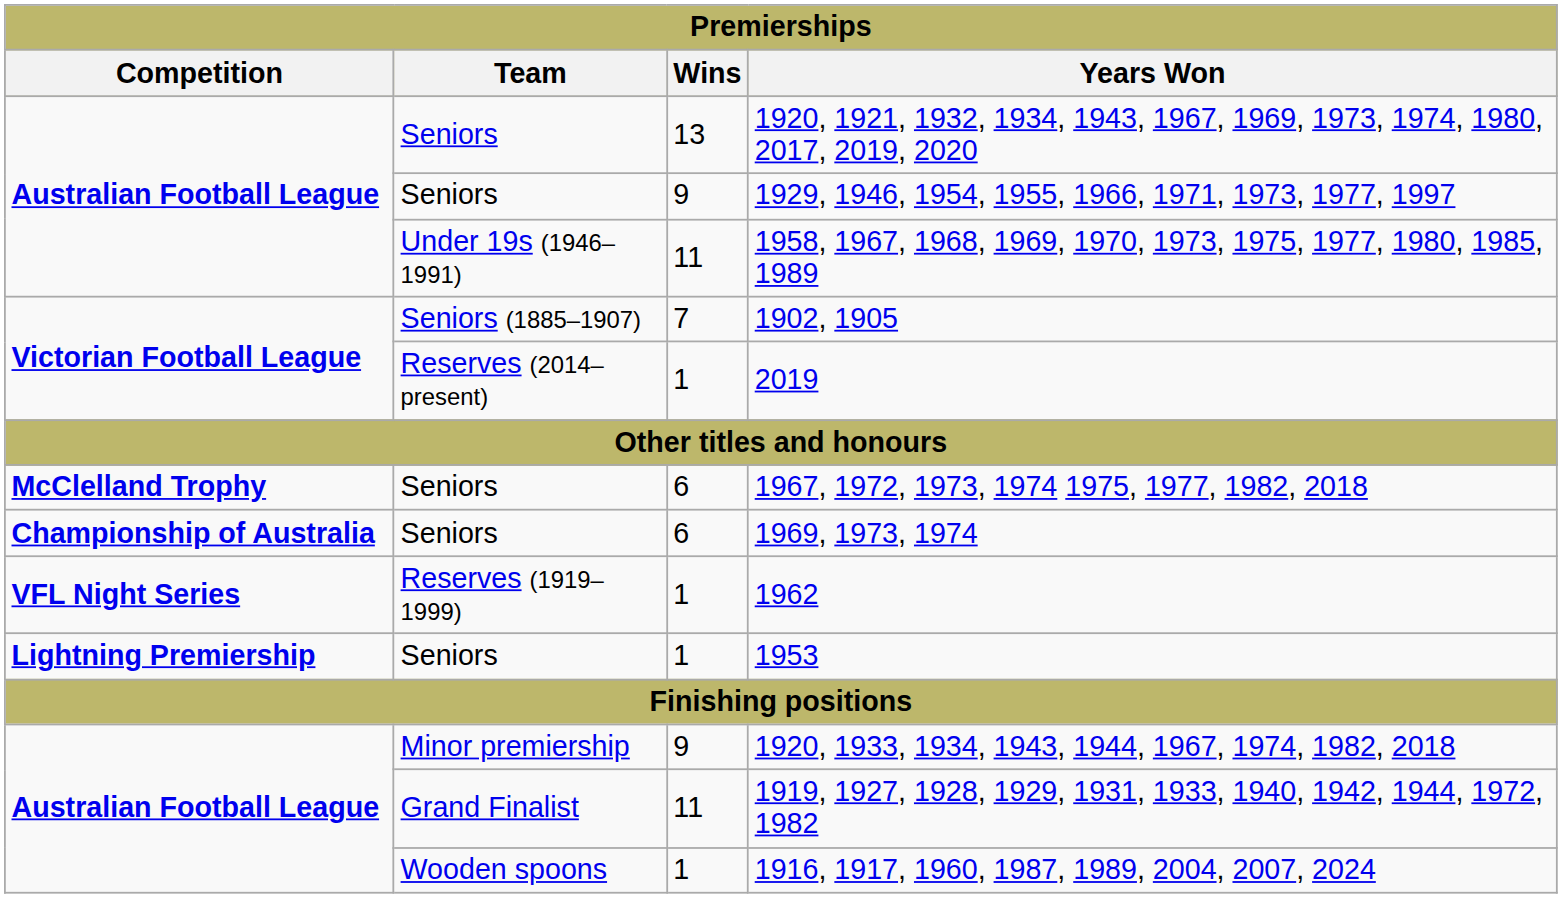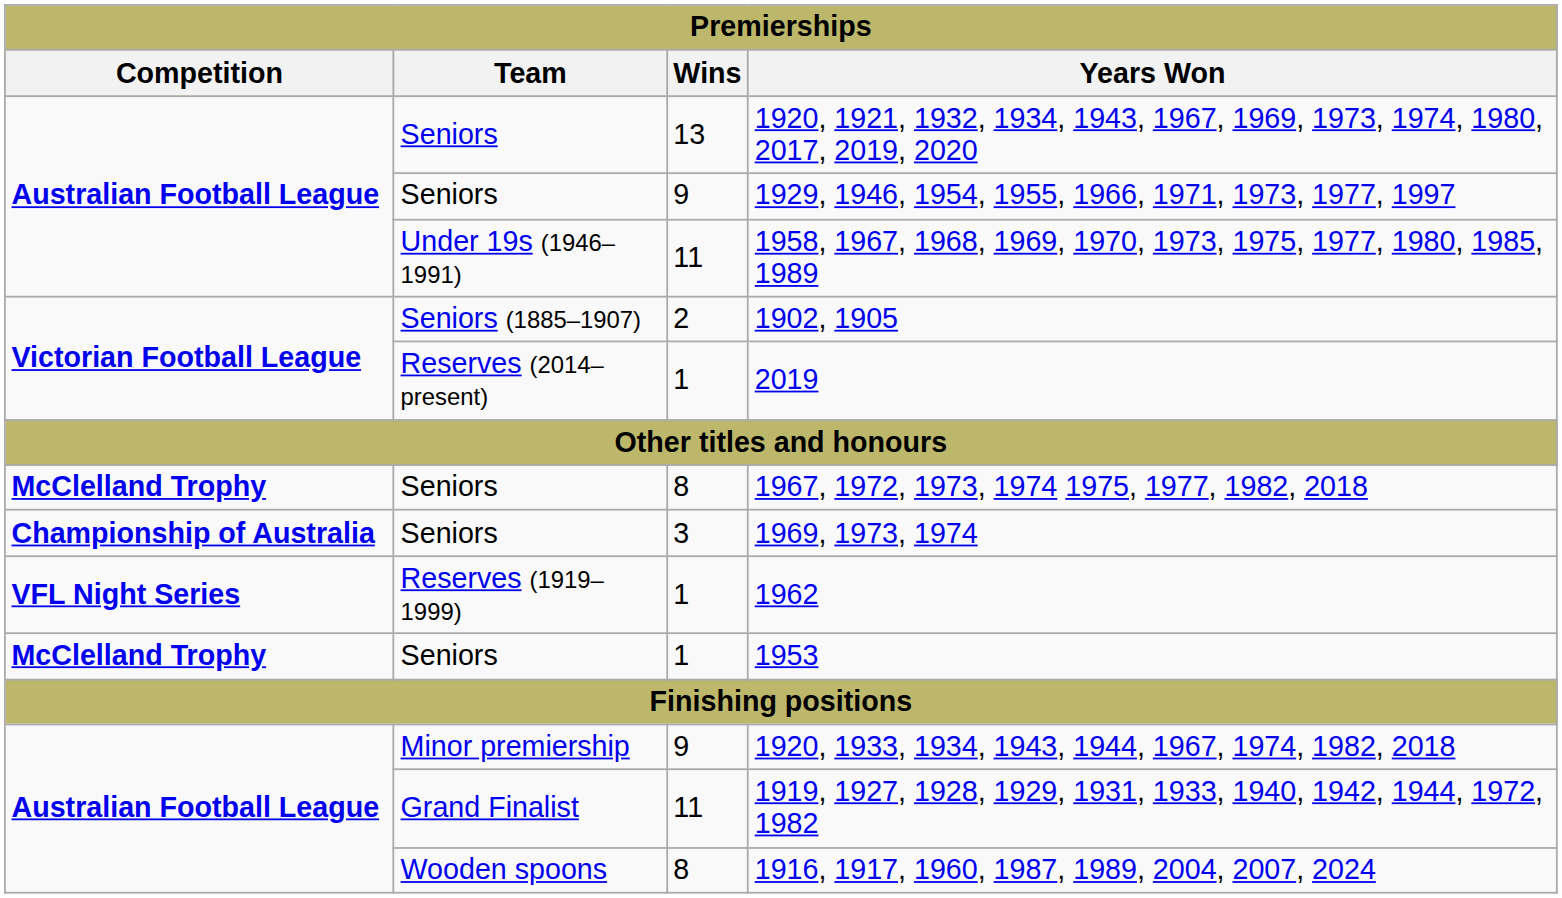(681, 318) 7 -> (681, 318) 2
(681, 487) 6 -> (681, 487) 8
(681, 532) 6 -> (681, 532) 3
(163, 655) Lightning Premiership -> (139, 655) McClelland Trophy
(681, 869) 1 -> (681, 869) 8
